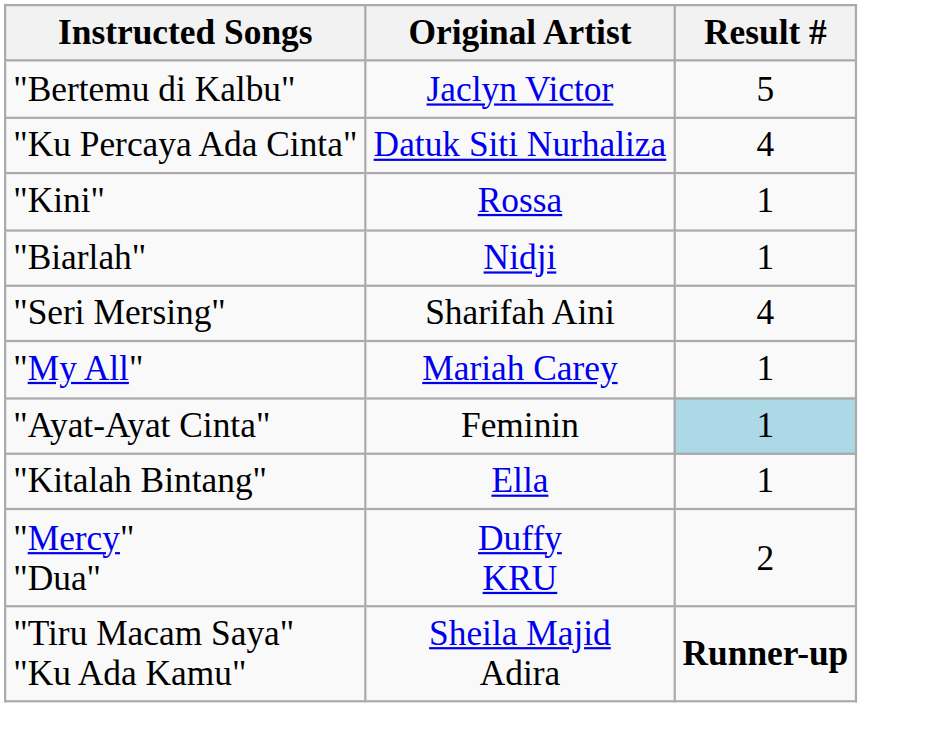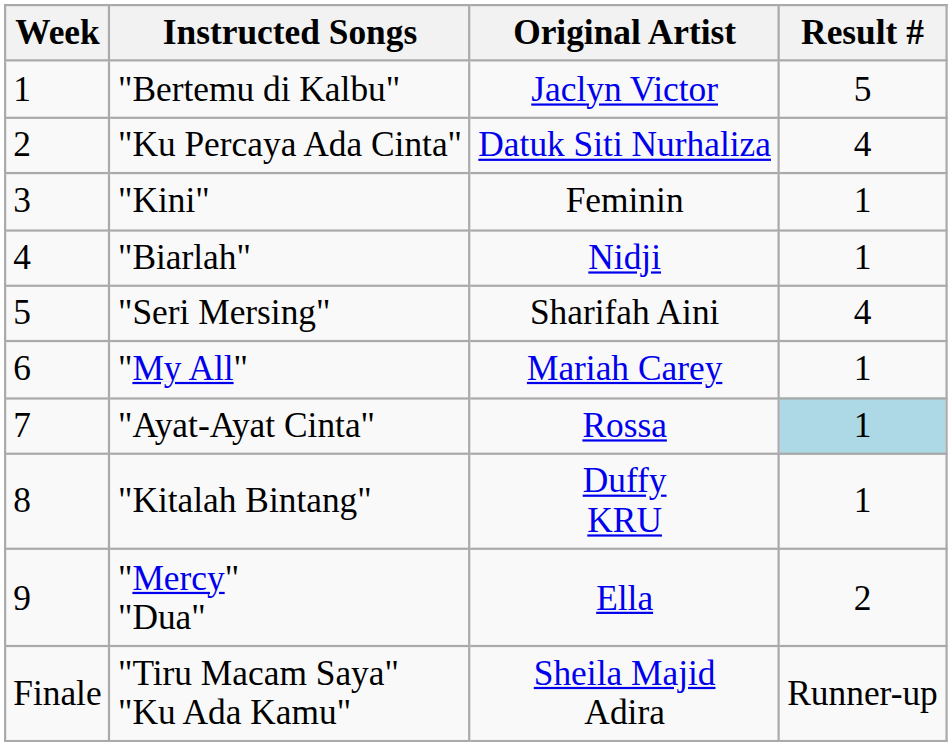+ column: (57, 32)
(520, 200) Rossa -> (625, 200) Feminin
(520, 425) Feminin -> (625, 425) Rossa
(520, 481) Ella -> (625, 501) Duffy KRU
(520, 557) Duffy KRU -> (625, 596) Ella
(765, 652) bold -> (863, 692) normal
